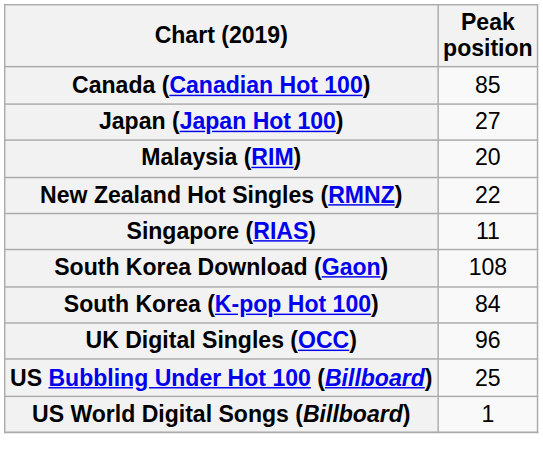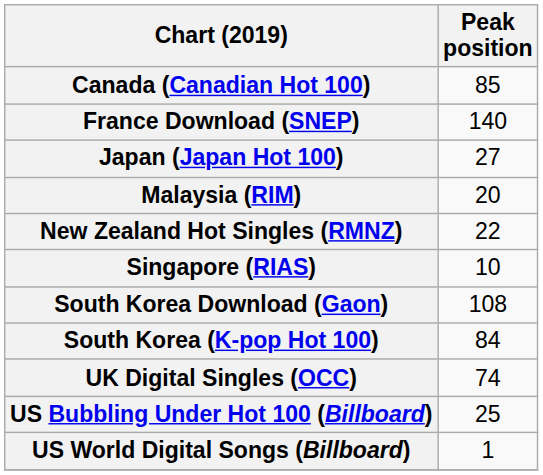+ row: (221, 121)
(488, 231) 11 -> (488, 267) 10
(488, 341) 96 -> (488, 377) 74
